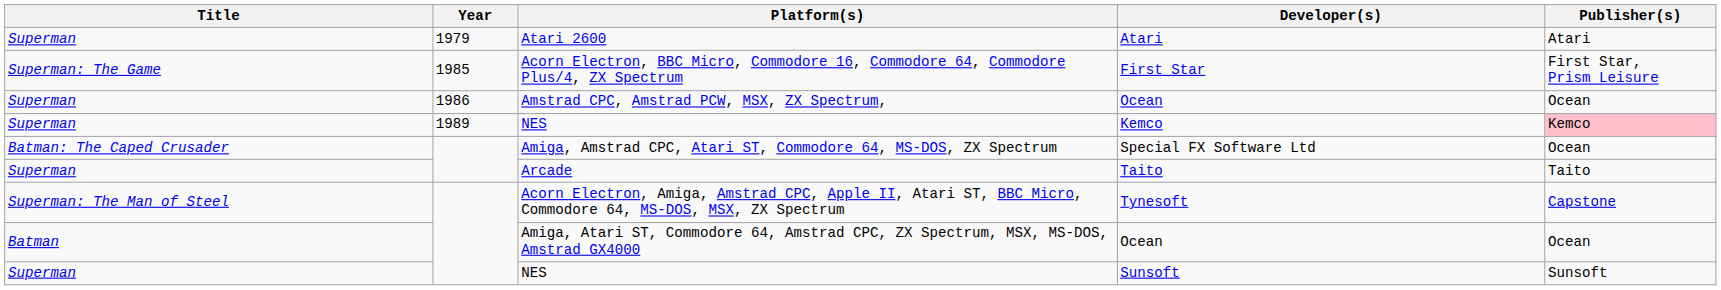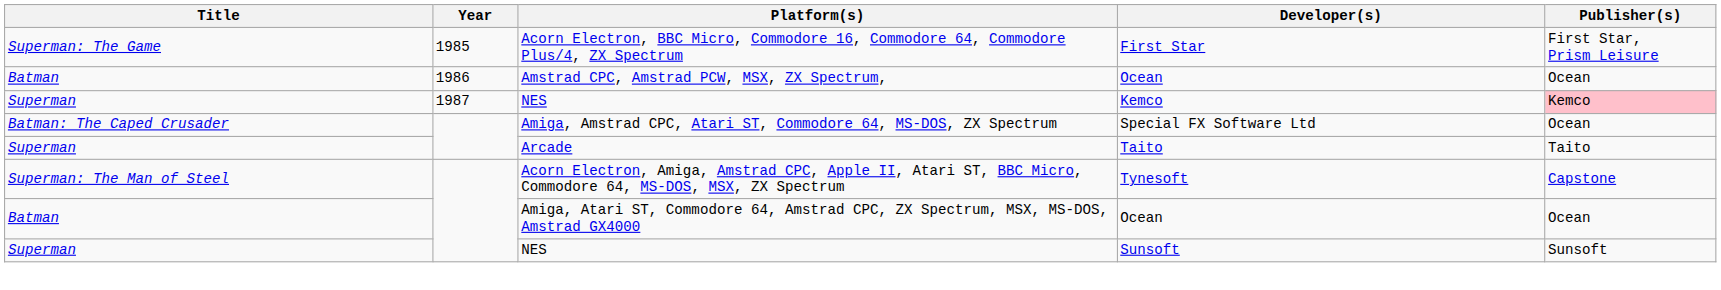- row: (564, 39)
(42, 102) Superman -> (33, 79) Batman
(453, 125) 1989 -> (453, 102) 1987
